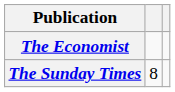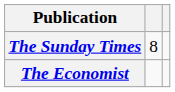rows swapped: (75, 45) <-> (75, 73)
